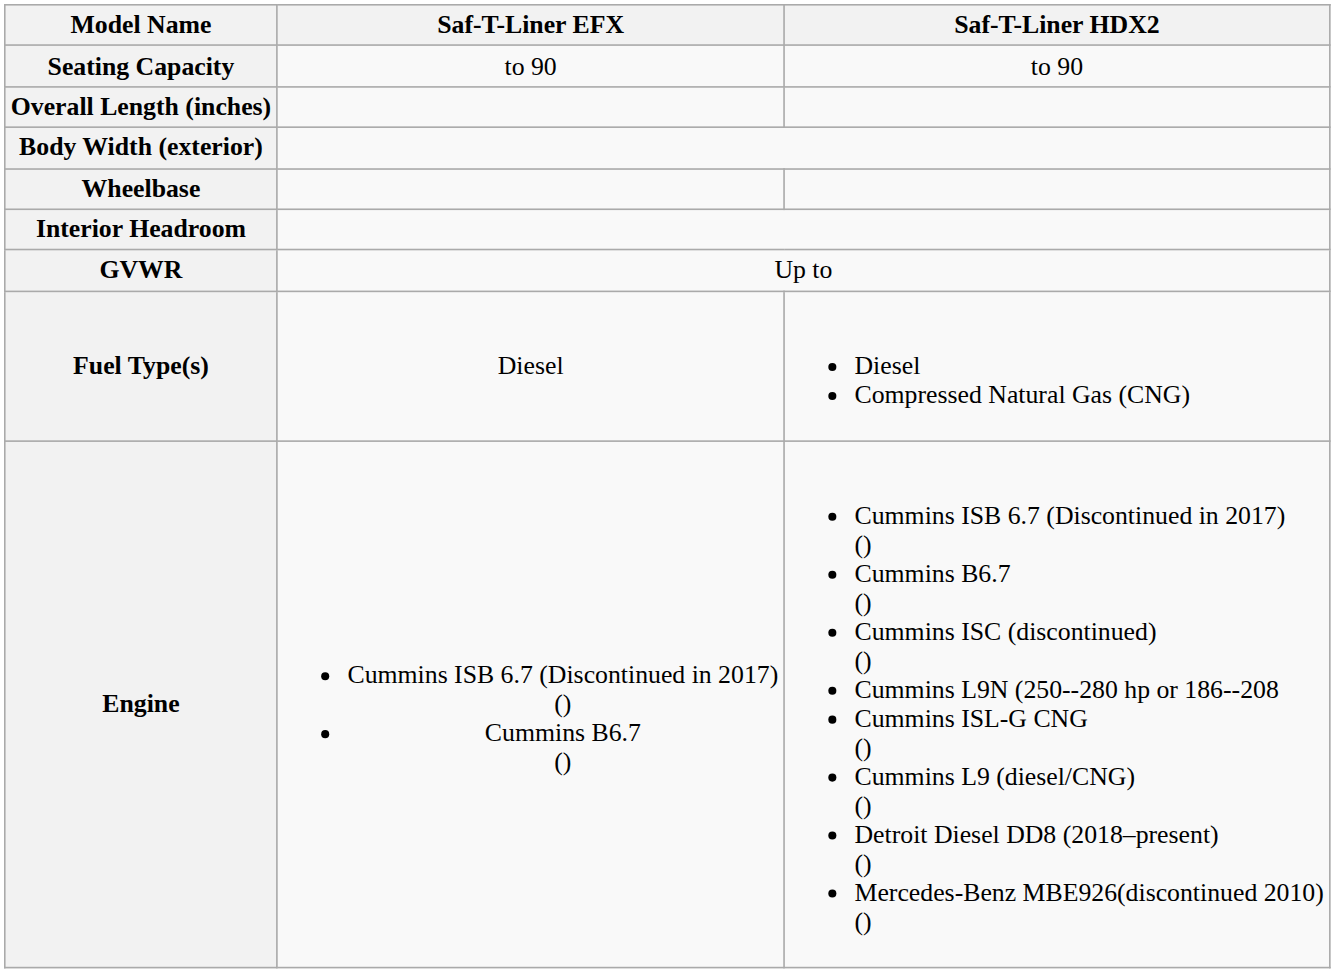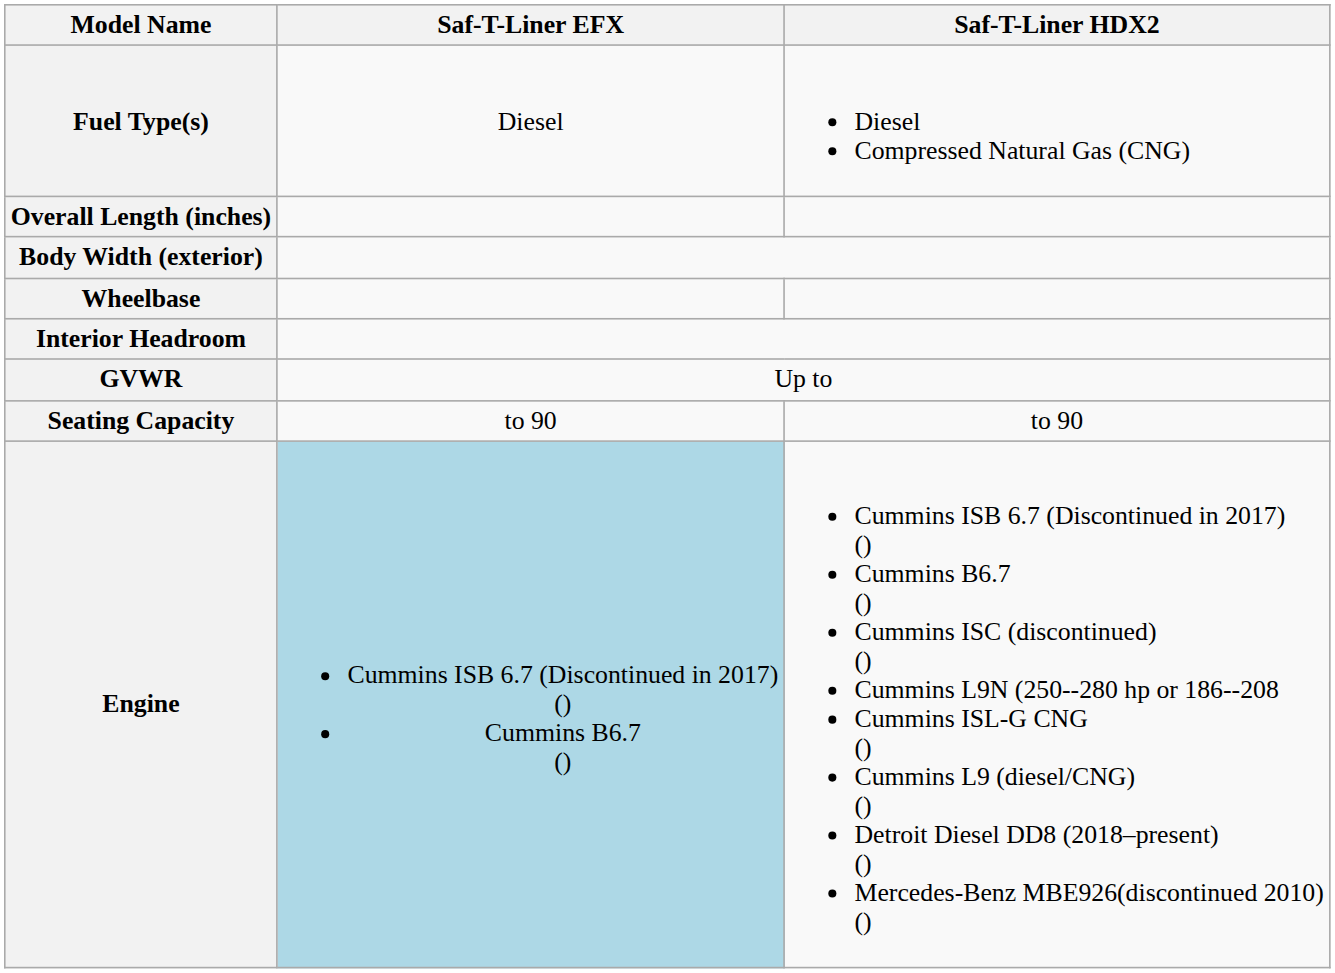rows swapped: (141, 65) <-> (141, 365)
(531, 719) no background -> (531, 719) lightblue background
